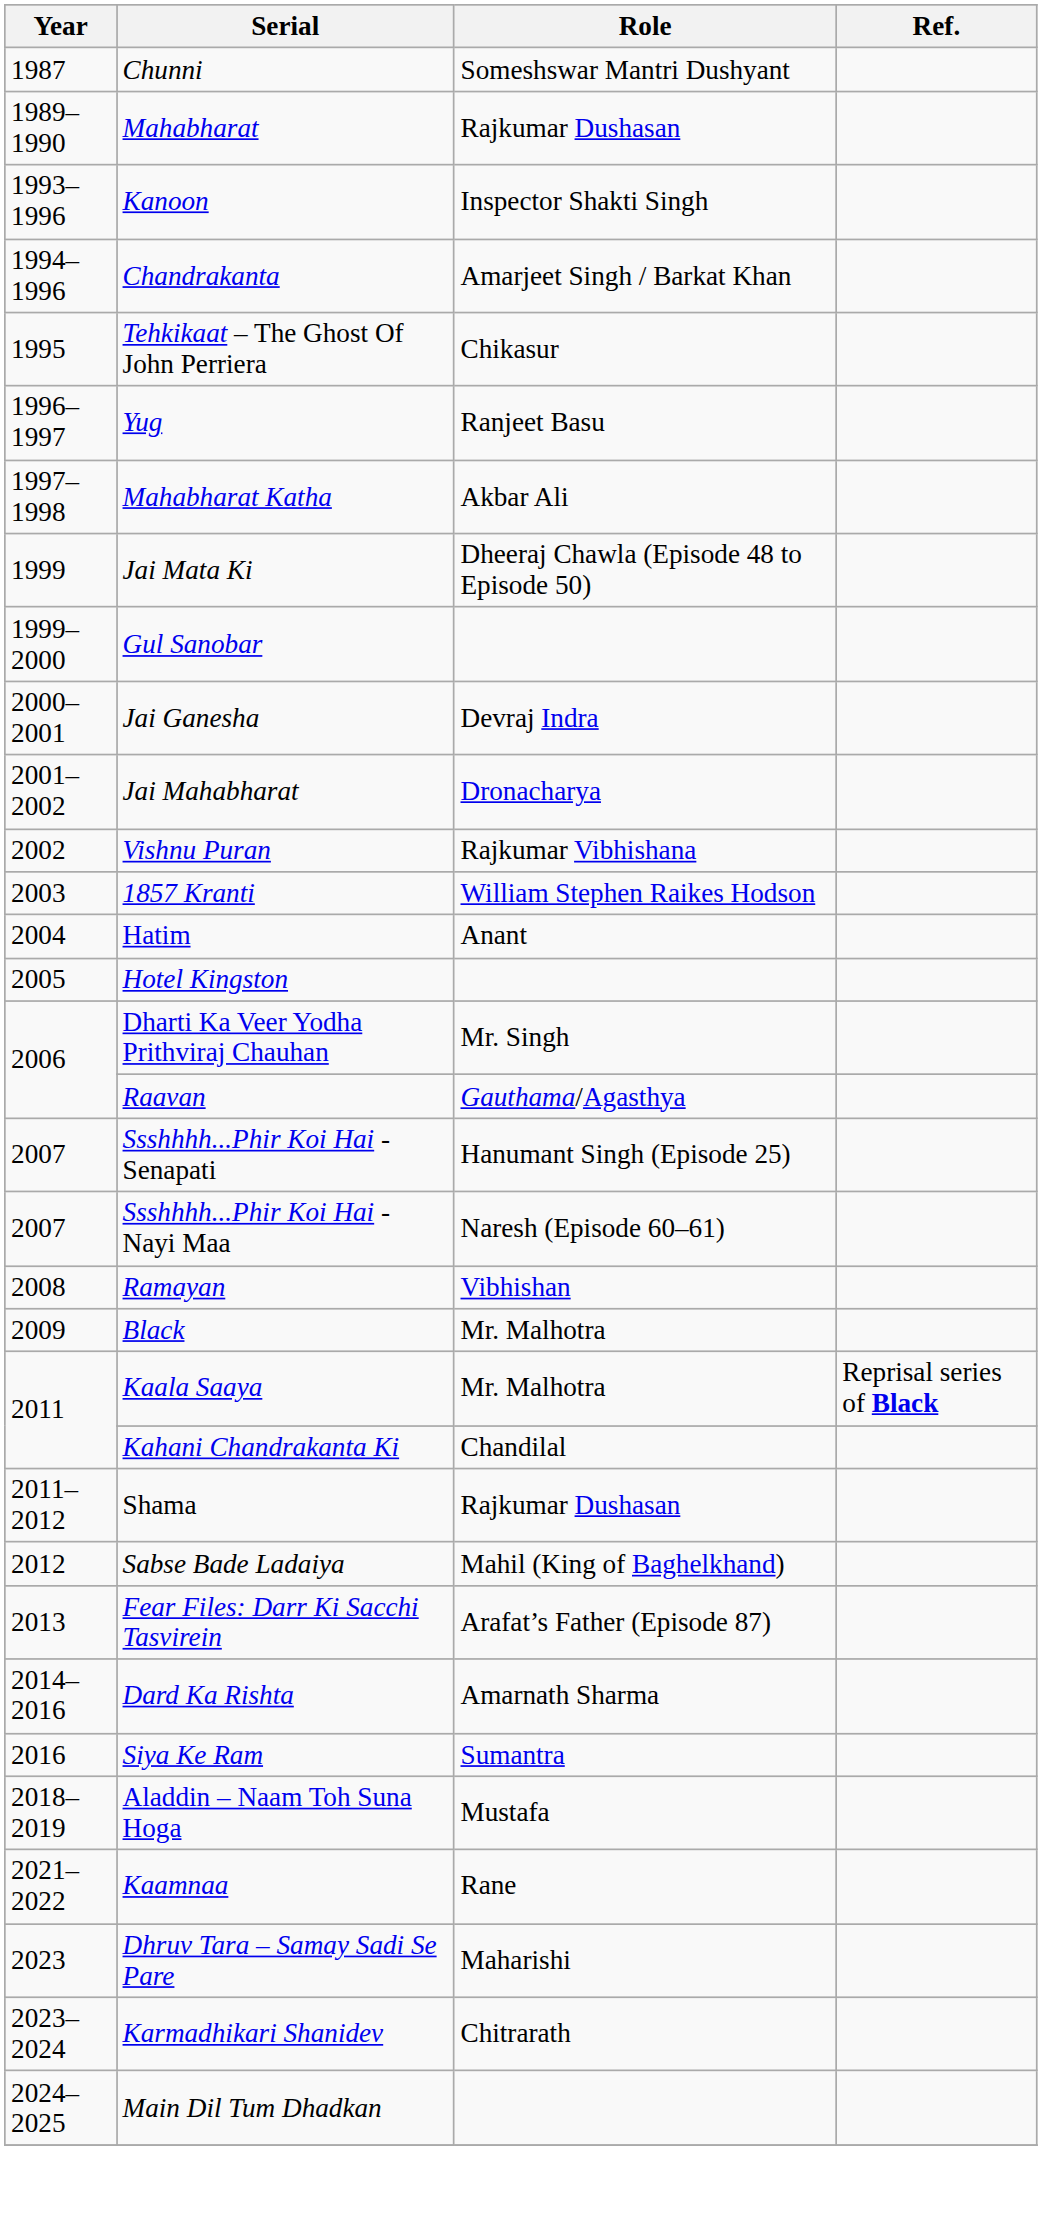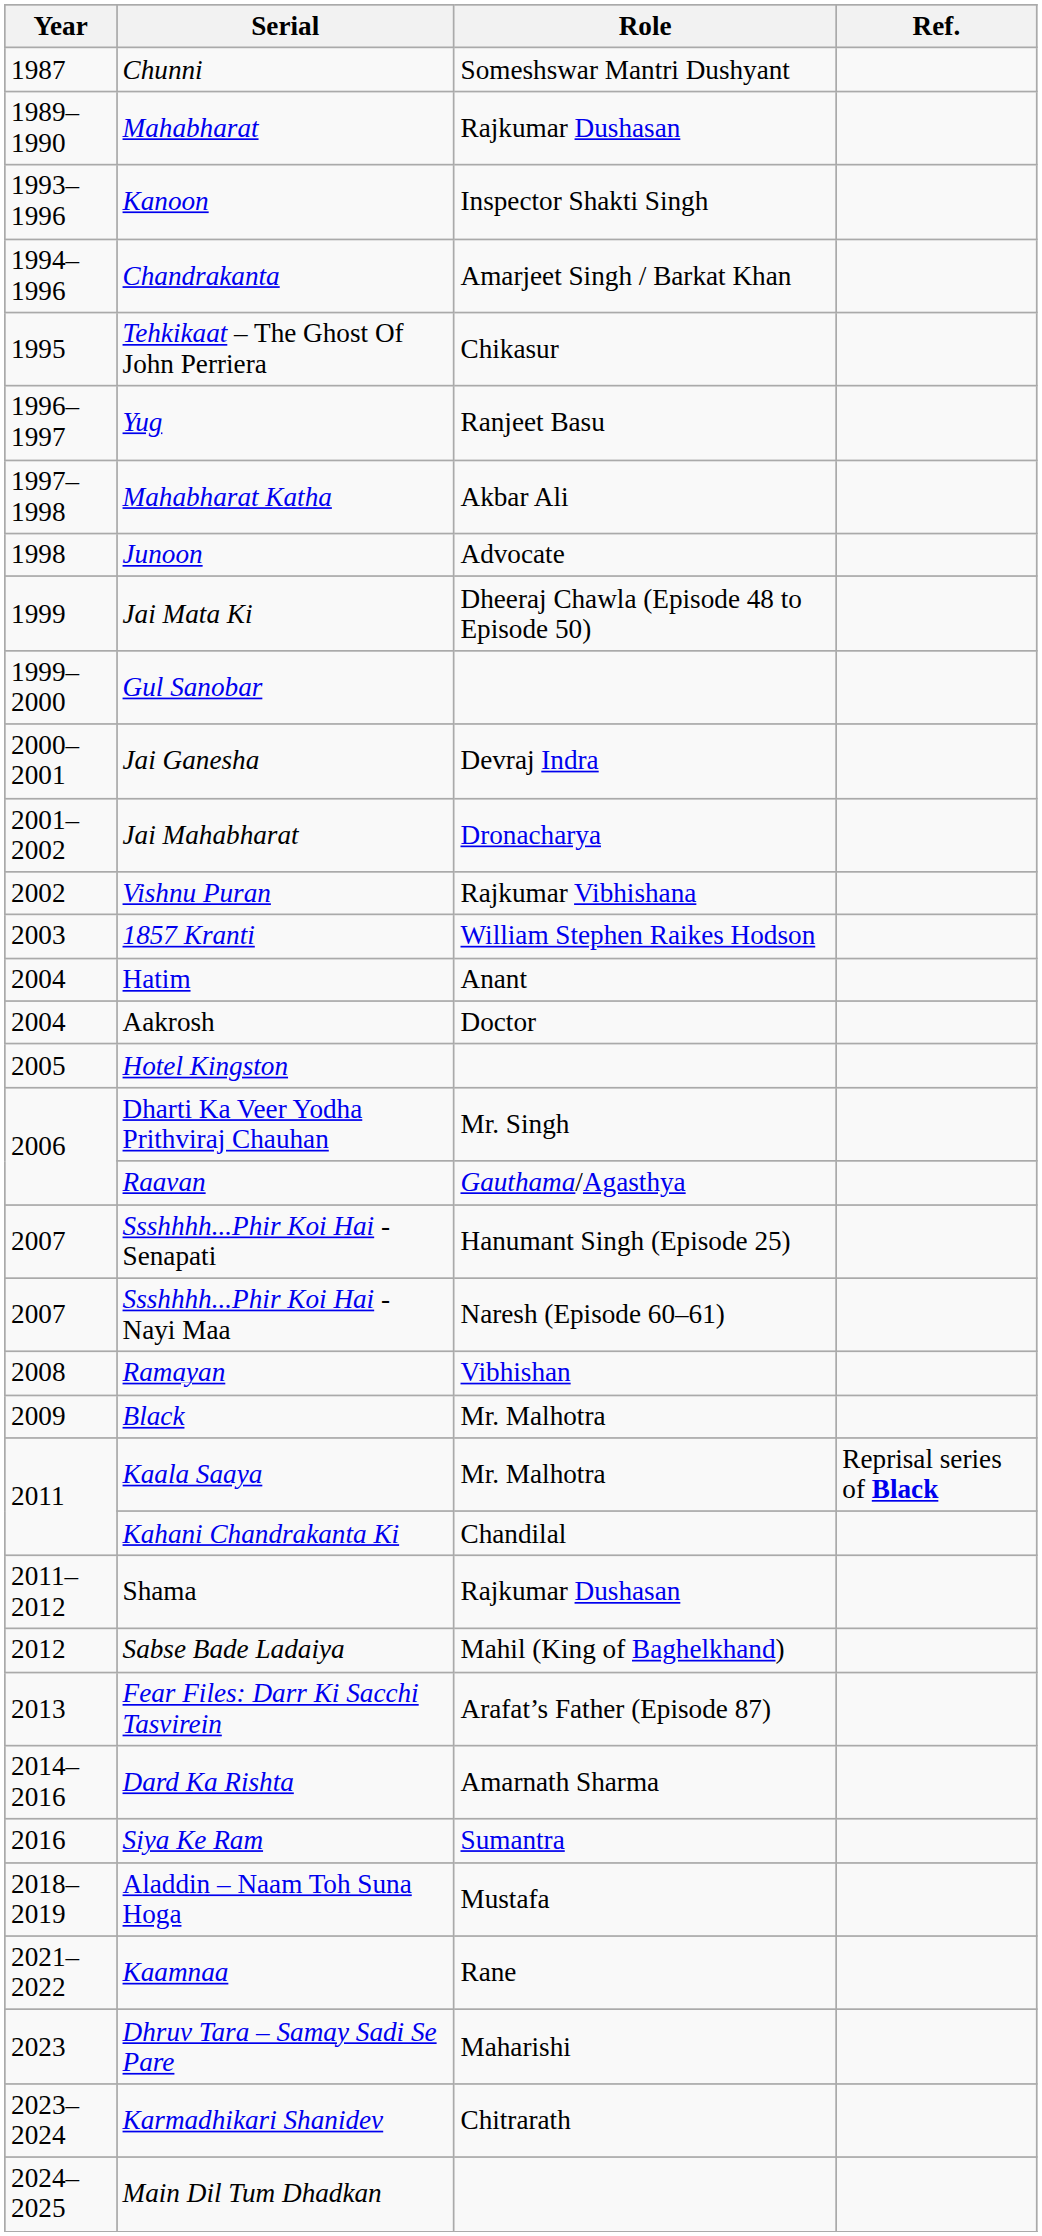+ row: (163, 554)
+ row: (169, 1022)
